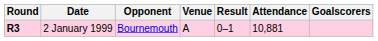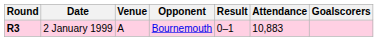columns swapped: (148, 12) <-> (197, 12)
(268, 28) 10,881 -> (268, 28) 10,883
